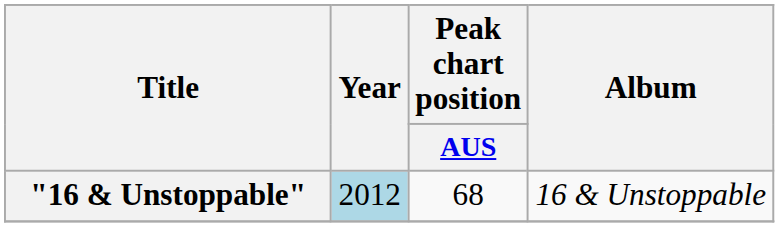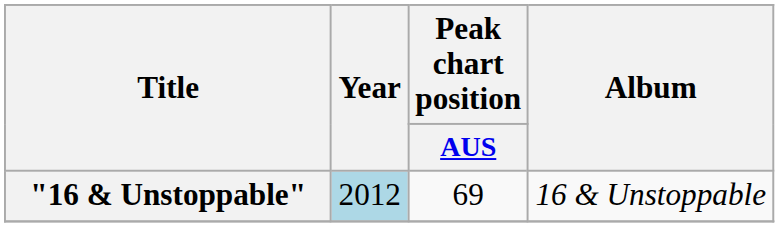(468, 195) 68 -> (468, 195) 69
